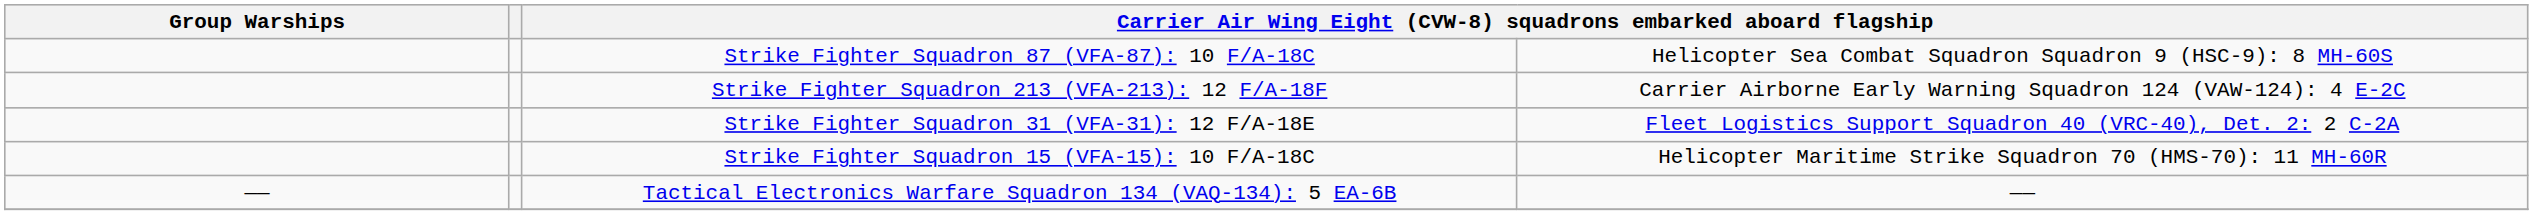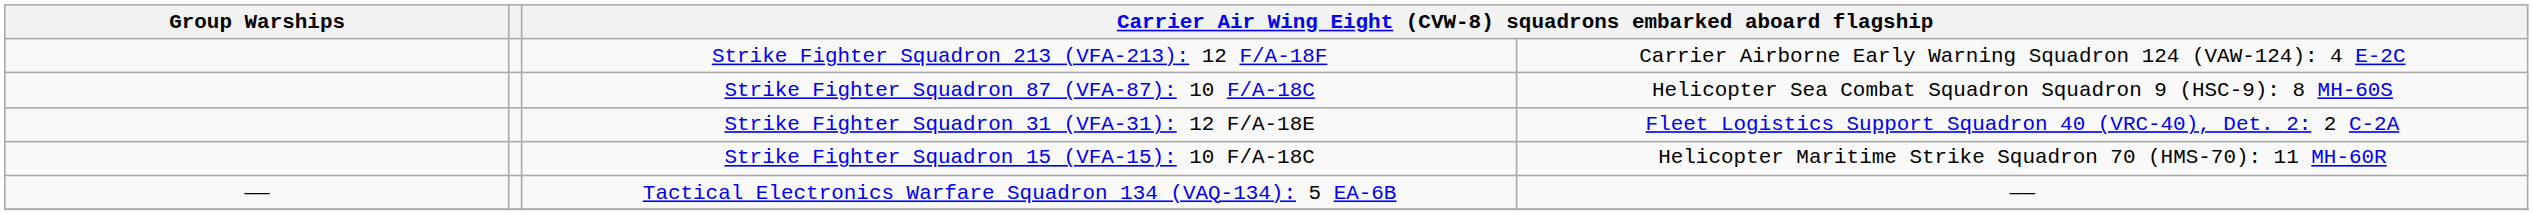rows swapped: (1020, 90) <-> (1020, 56)
